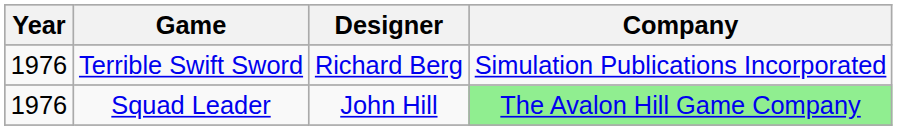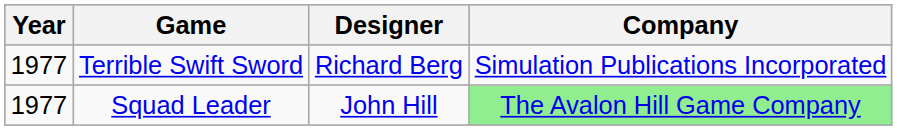(39, 65) 1976 -> (39, 65) 1977
(39, 105) 1976 -> (39, 105) 1977
